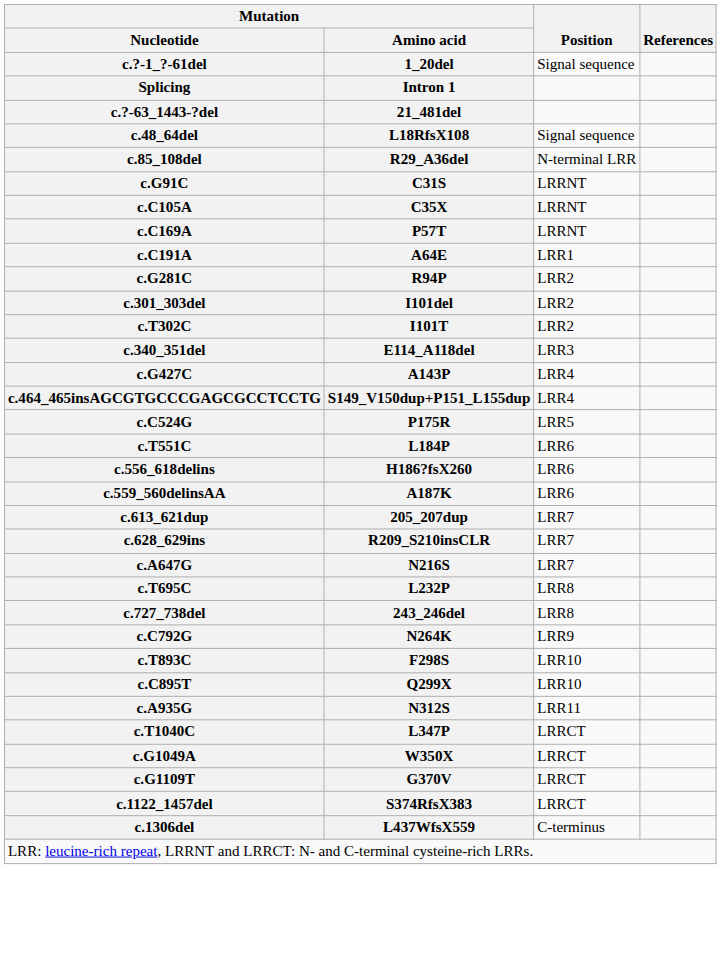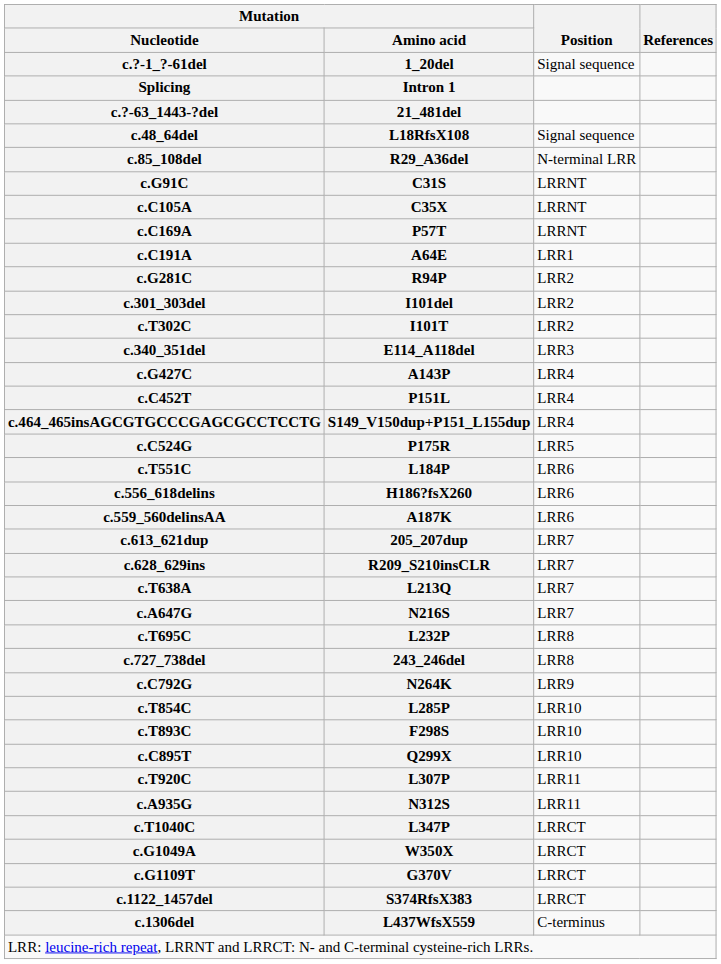+ row: (164, 398)
+ row: (164, 588)
+ row: (164, 708)
+ row: (164, 779)
